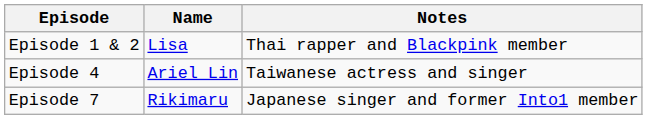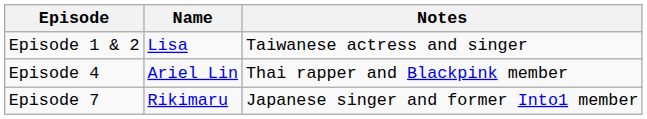(407, 46) Thai rapper and Blackpink member -> (387, 46) Taiwanese actress and singer
(387, 73) Taiwanese actress and singer -> (407, 73) Thai rapper and Blackpink member
